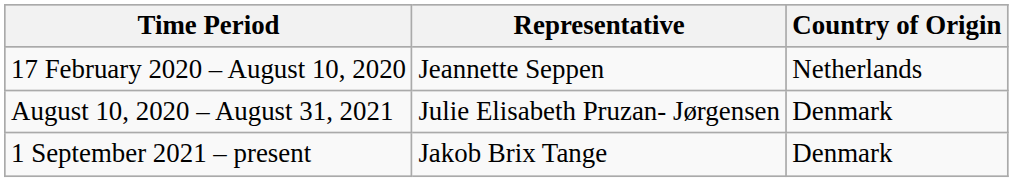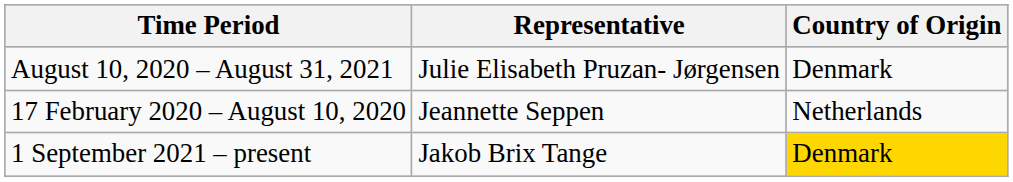rows swapped: (209, 68) <-> (202, 111)
(842, 153) no background -> (842, 153) gold background
